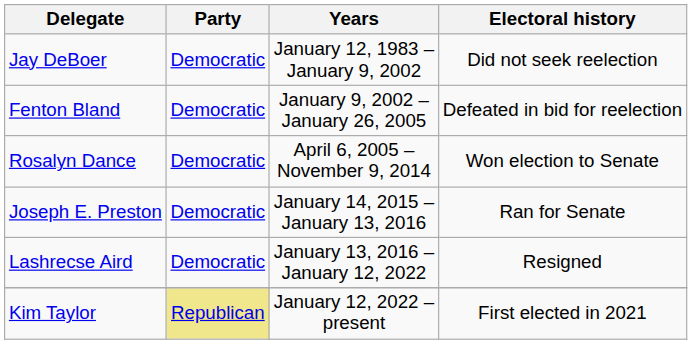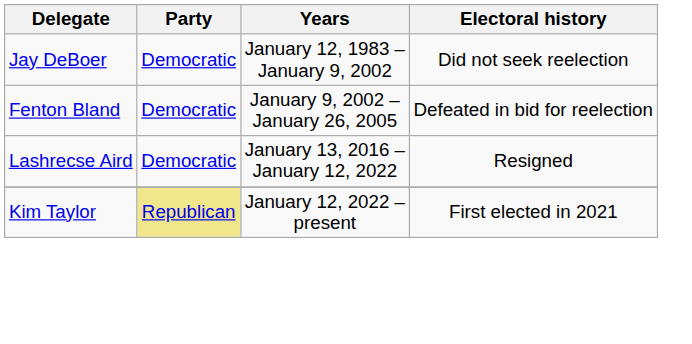- row: (72, 161)
- row: (85, 211)
